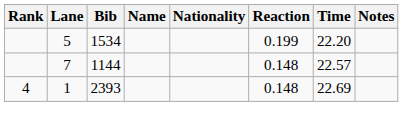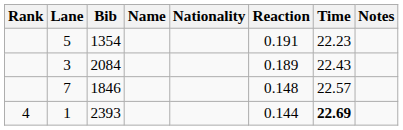(106, 40) 1534 -> (106, 40) 1354
(281, 40) 0.199 -> (281, 40) 0.191
(334, 40) 22.20 -> (334, 40) 22.23
+ row: (67, 64)
(106, 64) 1144 -> (106, 88) 1846
(281, 88) 0.148 -> (281, 112) 0.144
(334, 88) normal -> (334, 112) bold
